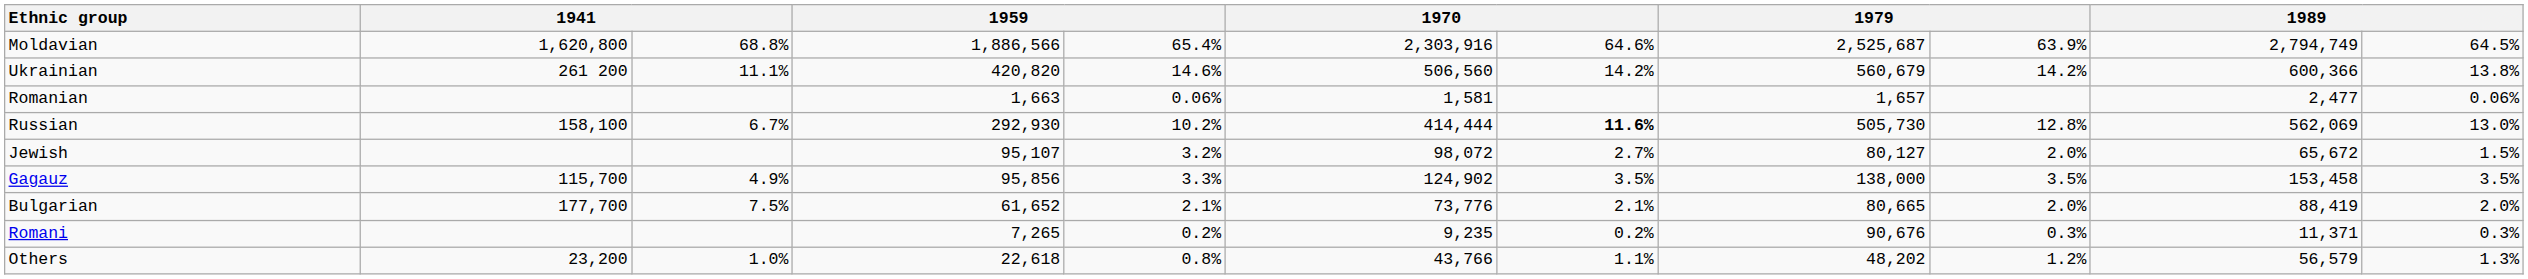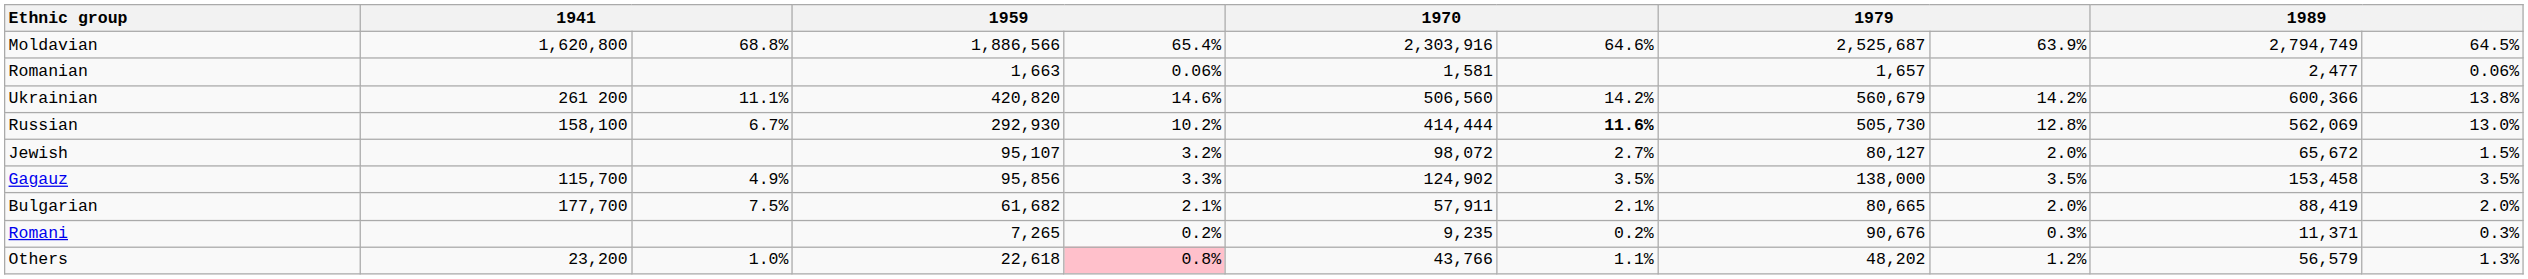rows swapped: (48, 99) <-> (53, 72)
(1031, 206) 61,652 -> (1031, 206) 61,682
(1463, 206) 73,776 -> (1463, 206) 57,911
(1201, 260) no background -> (1201, 260) pink background
